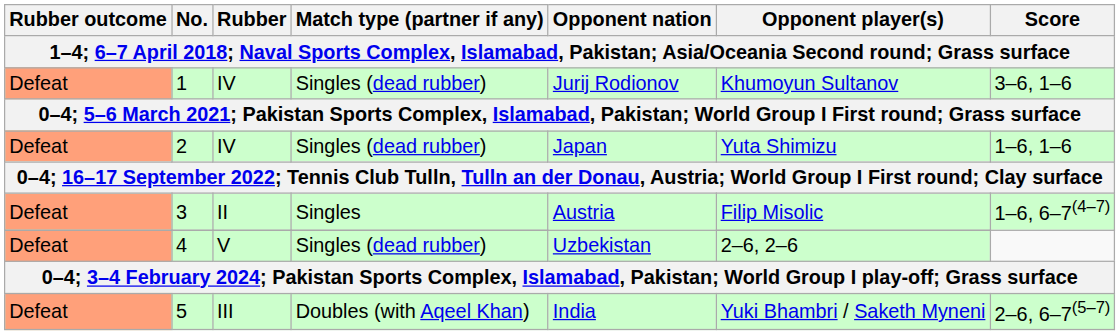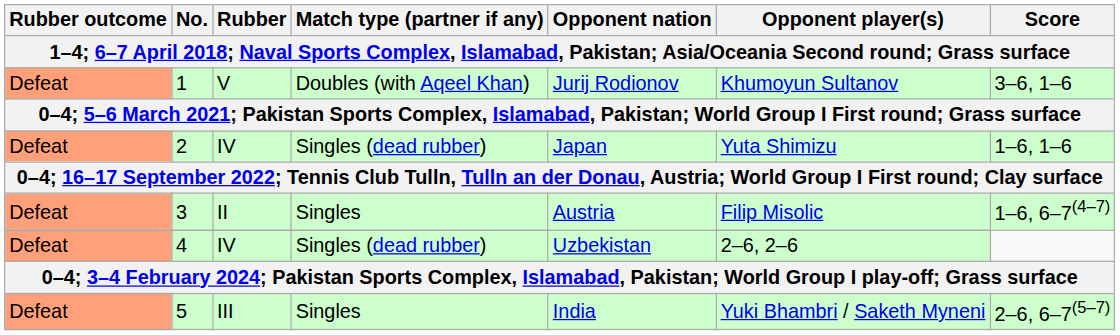(226, 83) IV -> (224, 83) V
(391, 83) Singles (dead rubber) -> (413, 83) Doubles (with Aqeel Khan)
(224, 245) V -> (226, 245) IV
(413, 311) Doubles (with Aqeel Khan) -> (328, 311) Singles
